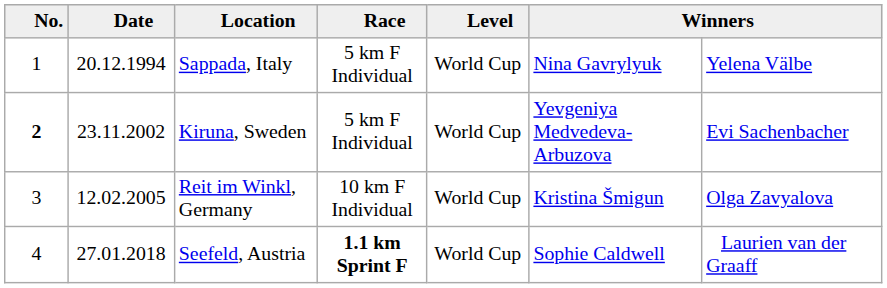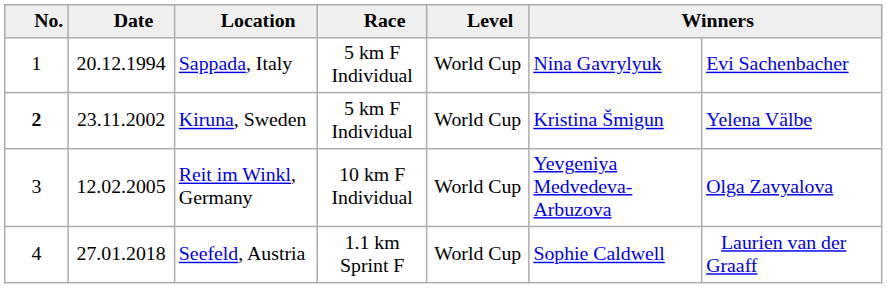(759, 64) Yelena Välbe -> (777, 64) Evi Sachenbacher
(583, 131) Yevgeniya Medvedeva-Arbuzova -> (599, 119) Kristina Šmigun
(777, 131) Evi Sachenbacher -> (759, 119) Yelena Välbe
(599, 198) Kristina Šmigun -> (583, 186) Yevgeniya Medvedeva-Arbuzova
(372, 253) bold -> (372, 253) normal
